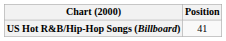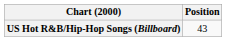(202, 28) 41 -> (202, 28) 43
